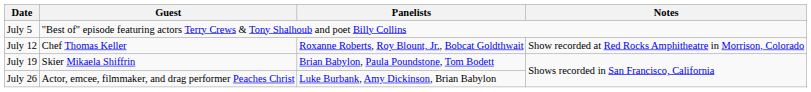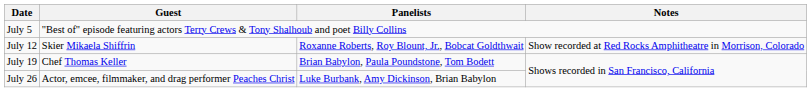(84, 45) Chef Thomas Keller -> (89, 45) Skier Mikaela Shiffrin
(89, 62) Skier Mikaela Shiffrin -> (84, 62) Chef Thomas Keller
